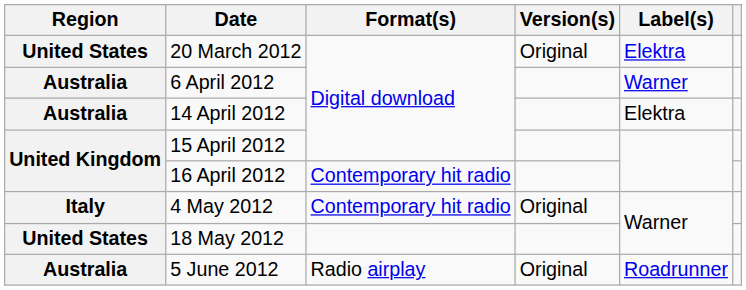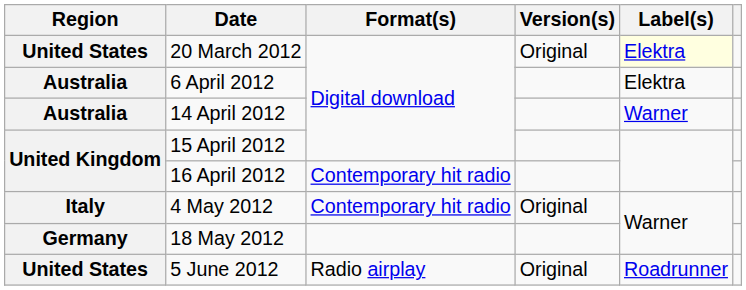(655, 51) no background -> (655, 51) lightyellow background
(656, 82) Warner -> (655, 82) Elektra
(655, 113) Elektra -> (656, 113) Warner
(85, 238) United States -> (85, 238) Germany
(85, 269) Australia -> (85, 269) United States
